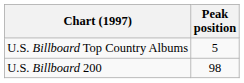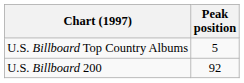(215, 68) 98 -> (215, 68) 92
